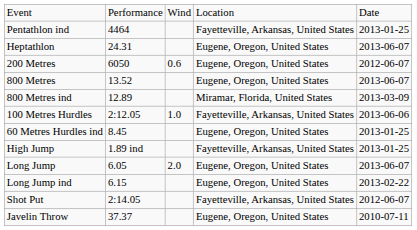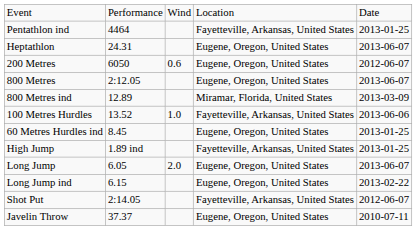(120, 81) 13.52 -> (124, 81) 2:12.05
(124, 115) 2:12.05 -> (120, 115) 13.52
